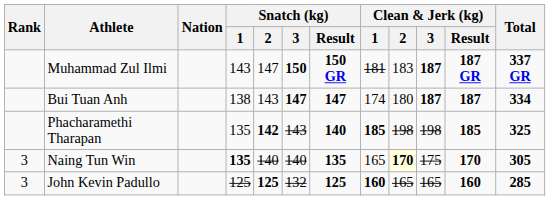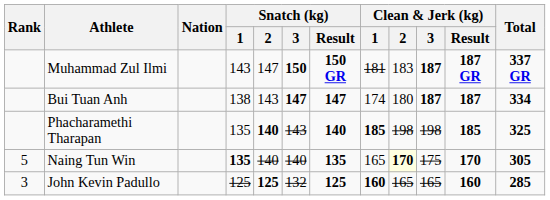(268, 130) 142 -> (268, 130) 140
(24, 160) 3 -> (24, 160) 5
